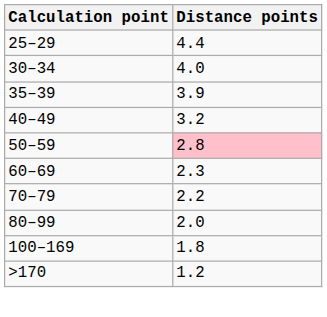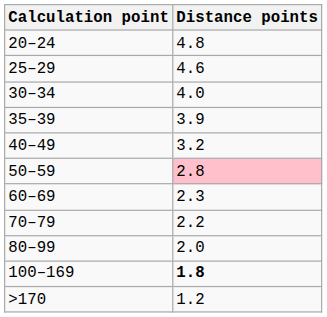+ row: (32, 43)
(190, 43) 4.4 -> (190, 69) 4.6
(190, 248) normal -> (190, 274) bold
